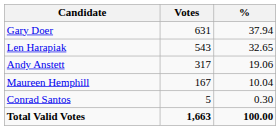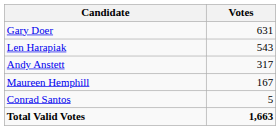- column: (245, 13)
